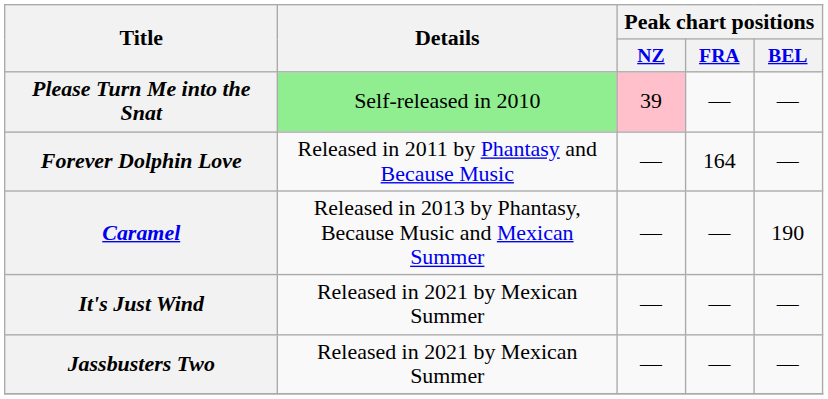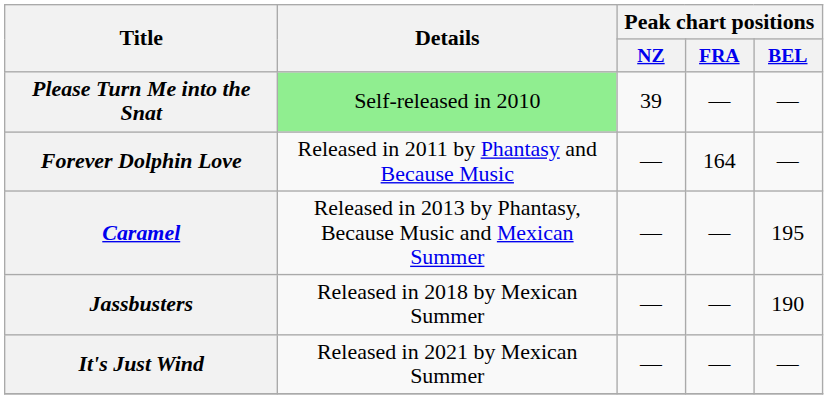(651, 101) pink background -> (651, 101) no background
(788, 232) 190 -> (788, 232) 195
+ row: (141, 304)
- row: (141, 363)
